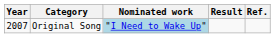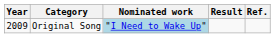(17, 26) 2007 -> (17, 26) 2009
